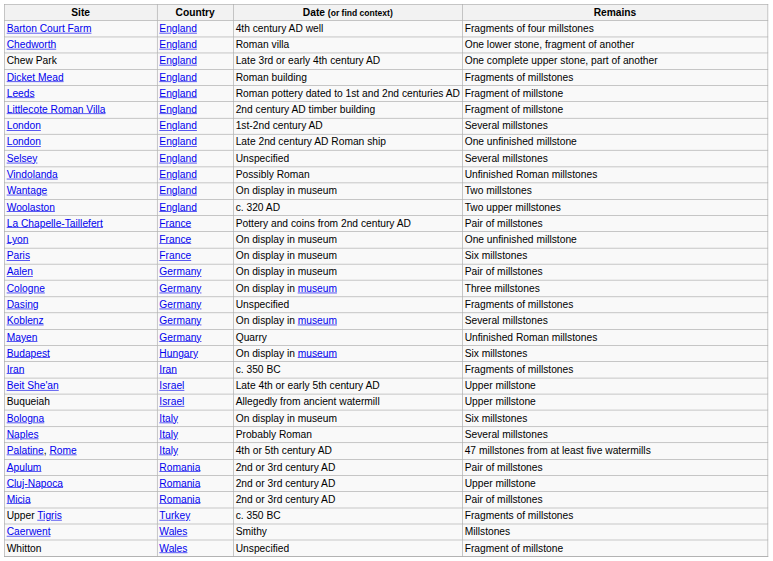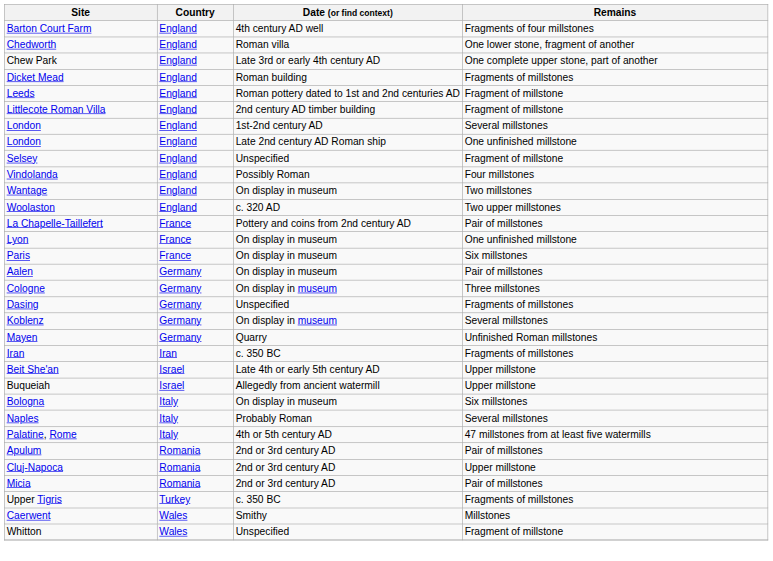(506, 158) Several millstones -> (514, 158) Fragment of millstone
(531, 175) Unfinished Roman millstones -> (499, 175) Four millstones
- row: (28, 353)
